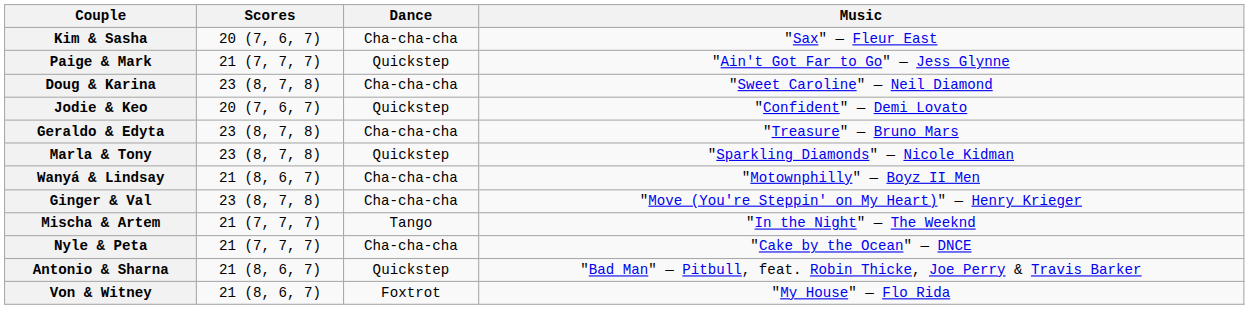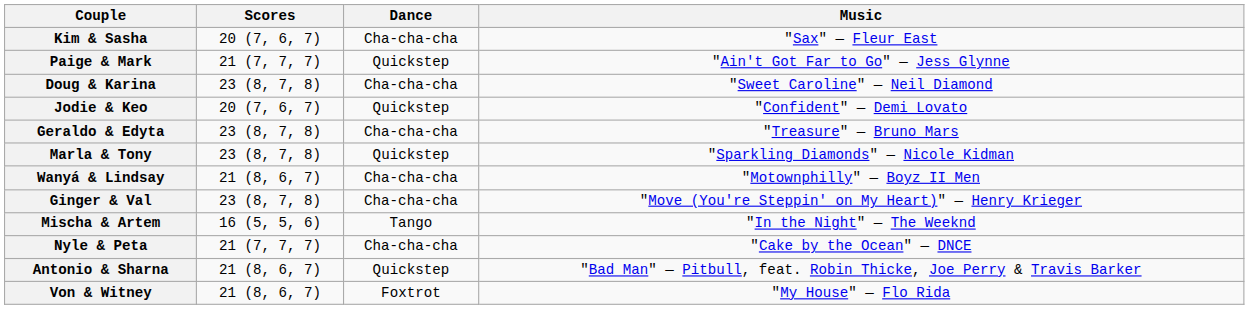(270, 224) 21 (7, 7, 7) -> (270, 224) 16 (5, 5, 6)
